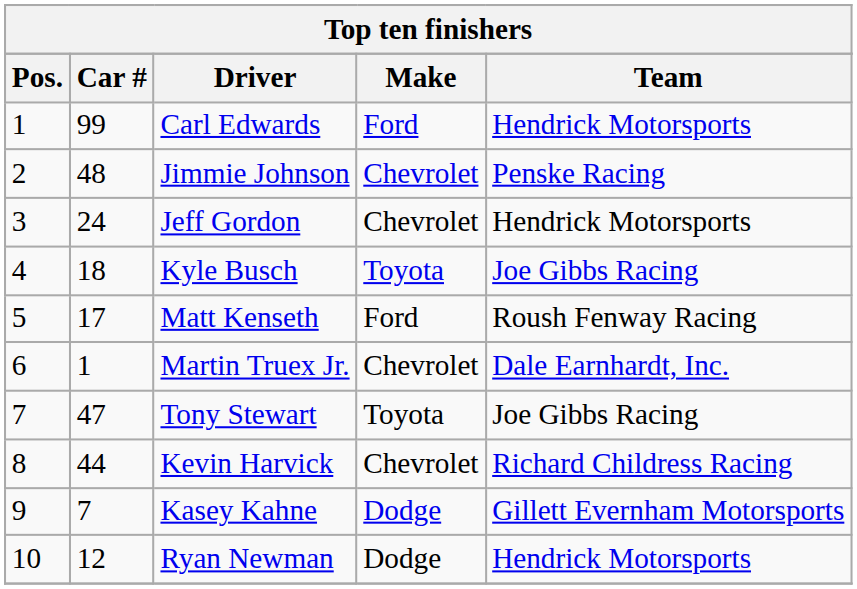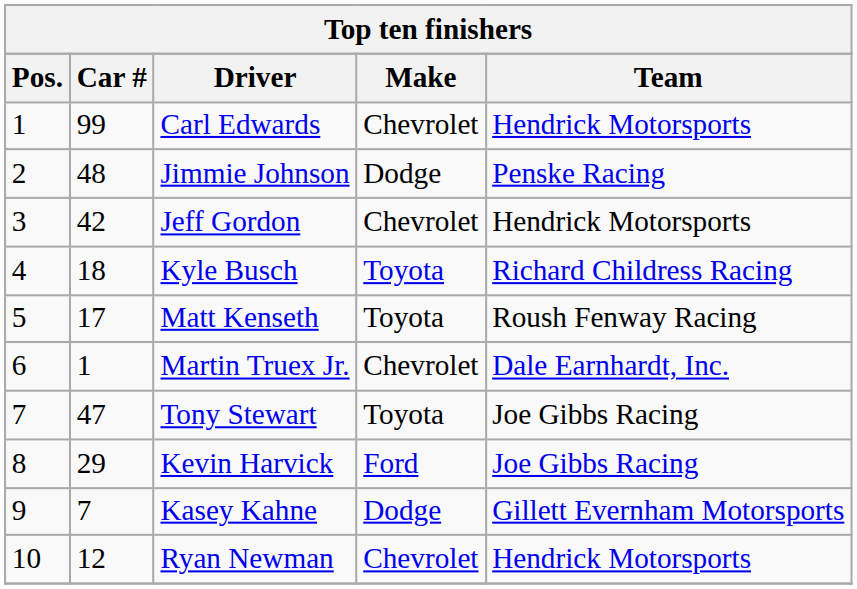(391, 125) Ford -> (421, 125) Chevrolet
(421, 173) Chevrolet -> (402, 173) Dodge
(91, 221) 24 -> (91, 221) 42
(595, 270) Joe Gibbs Racing -> (642, 270) Richard Childress Racing
(391, 318) Ford -> (404, 318) Toyota
(91, 462) 44 -> (91, 462) 29
(421, 462) Chevrolet -> (391, 462) Ford
(642, 462) Richard Childress Racing -> (595, 462) Joe Gibbs Racing
(402, 559) Dodge -> (421, 559) Chevrolet
